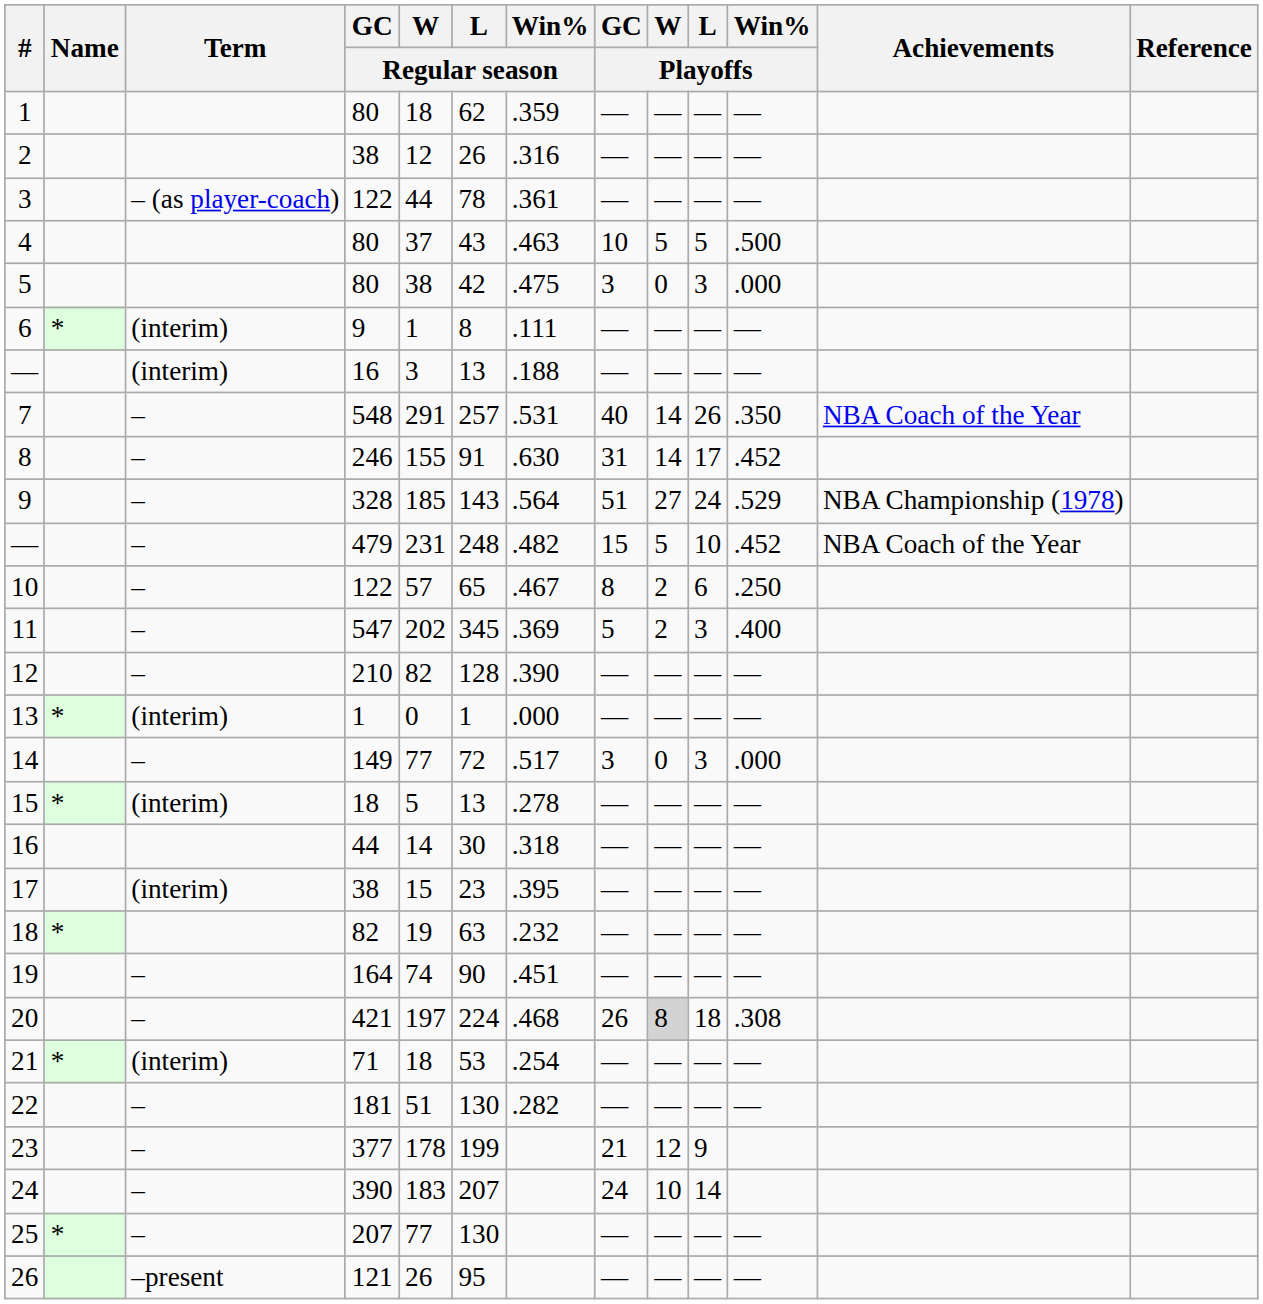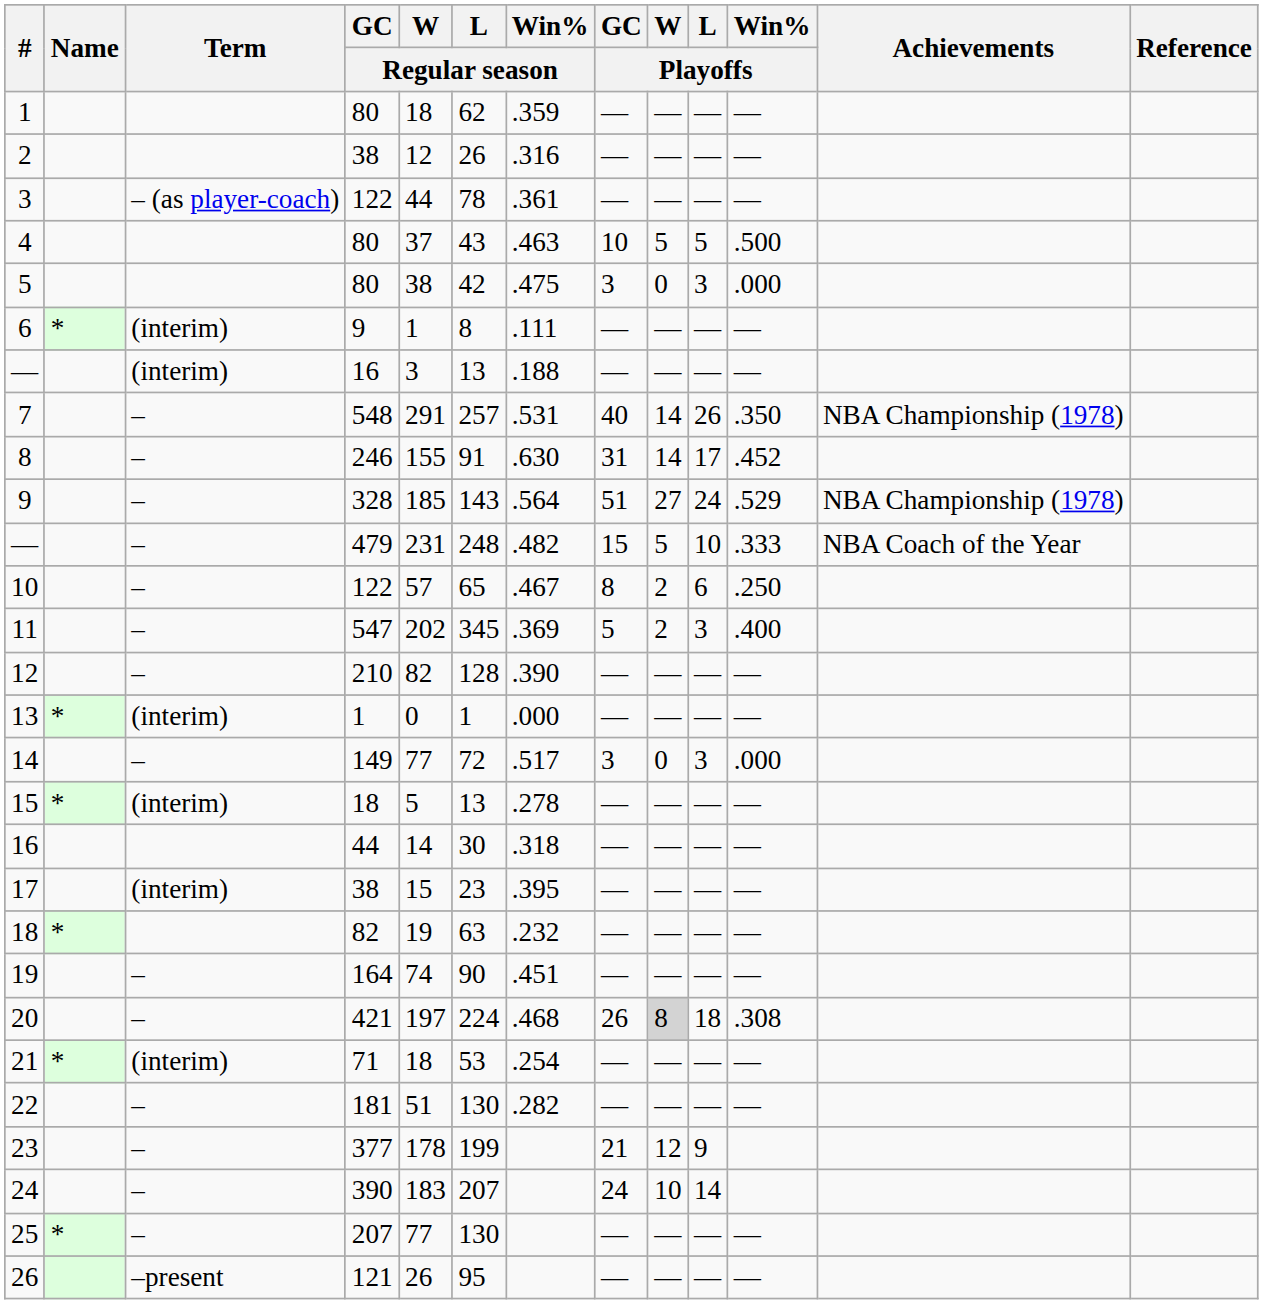(952, 414) NBA Coach of the Year -> (973, 414) NBA Championship (1978)
(758, 543) .452 -> (758, 543) .333
